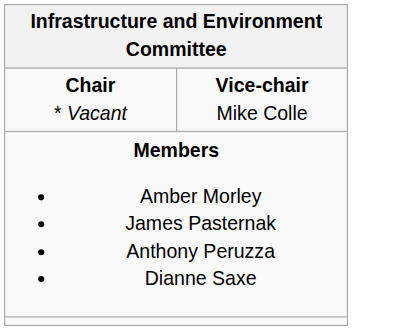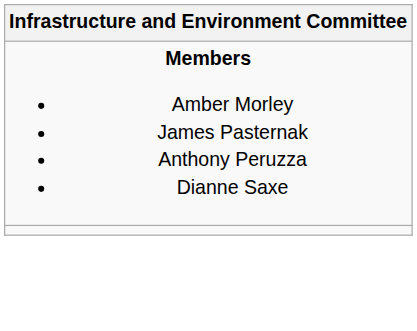- row: (90, 99)
